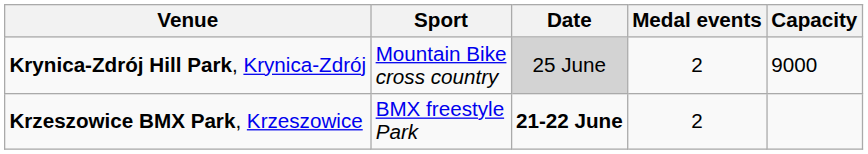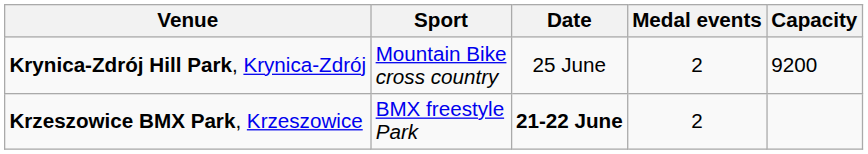(569, 65) lightgrey background -> (569, 65) no background
(794, 65) 9000 -> (794, 65) 9200
